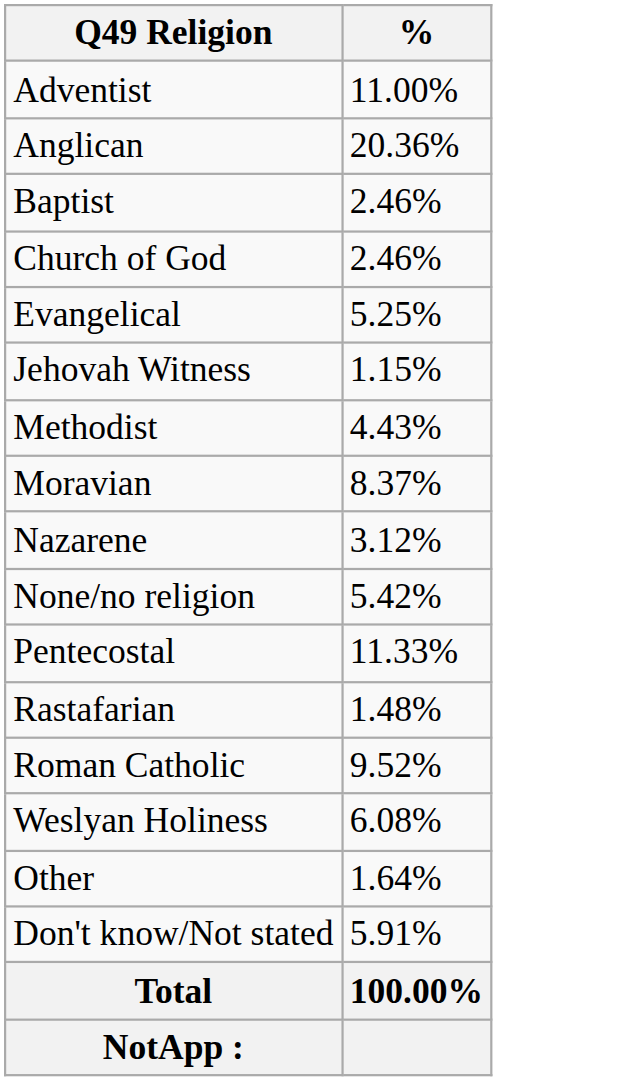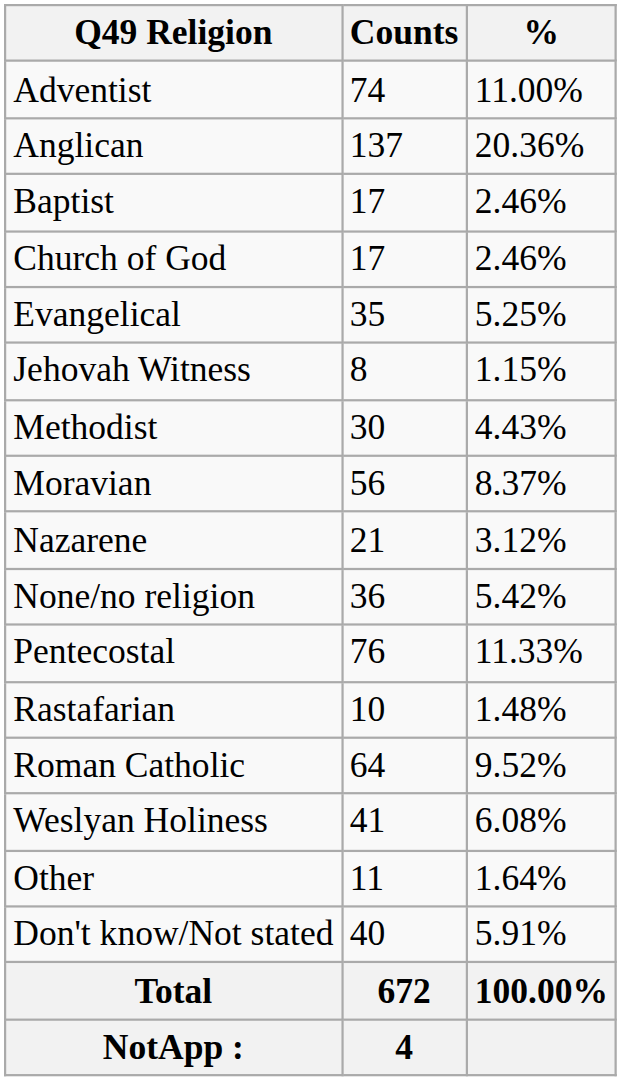+ column: (404, 32)
